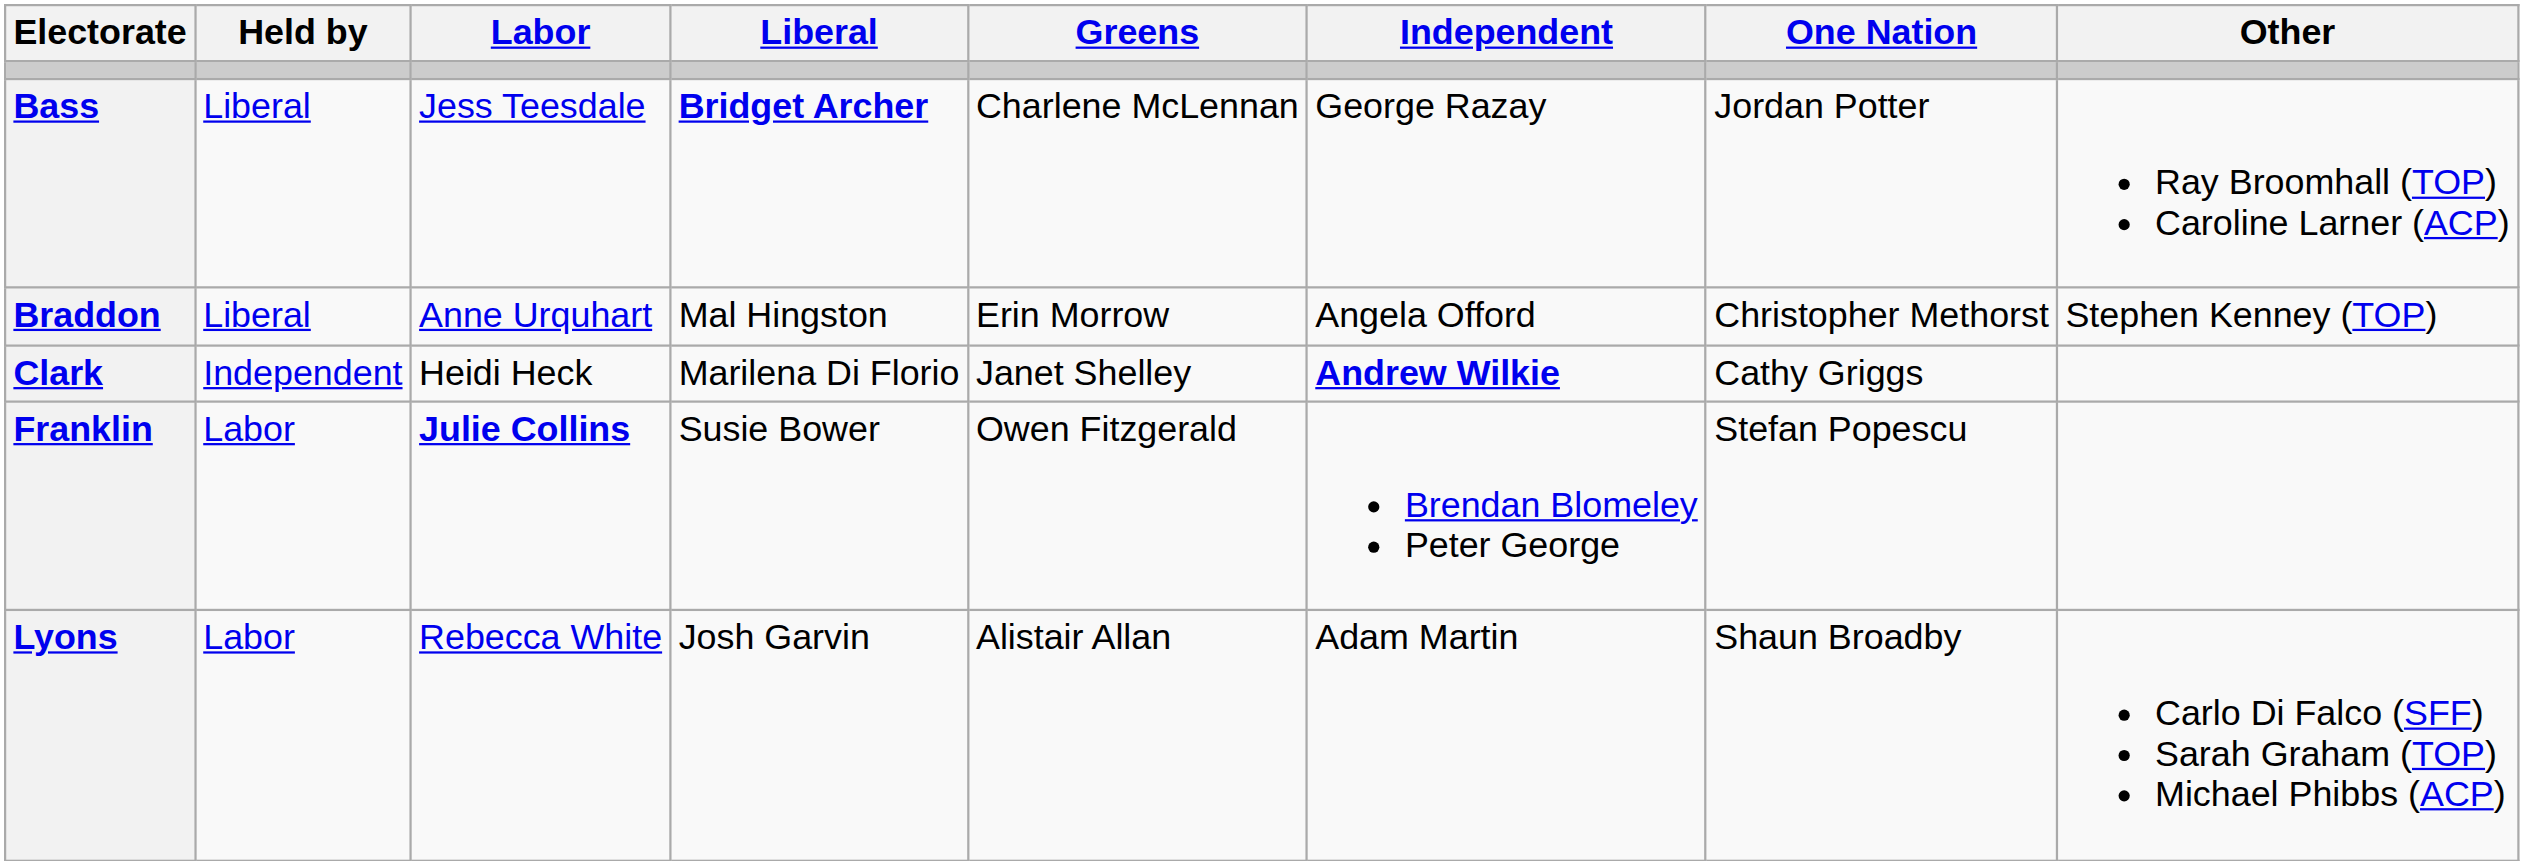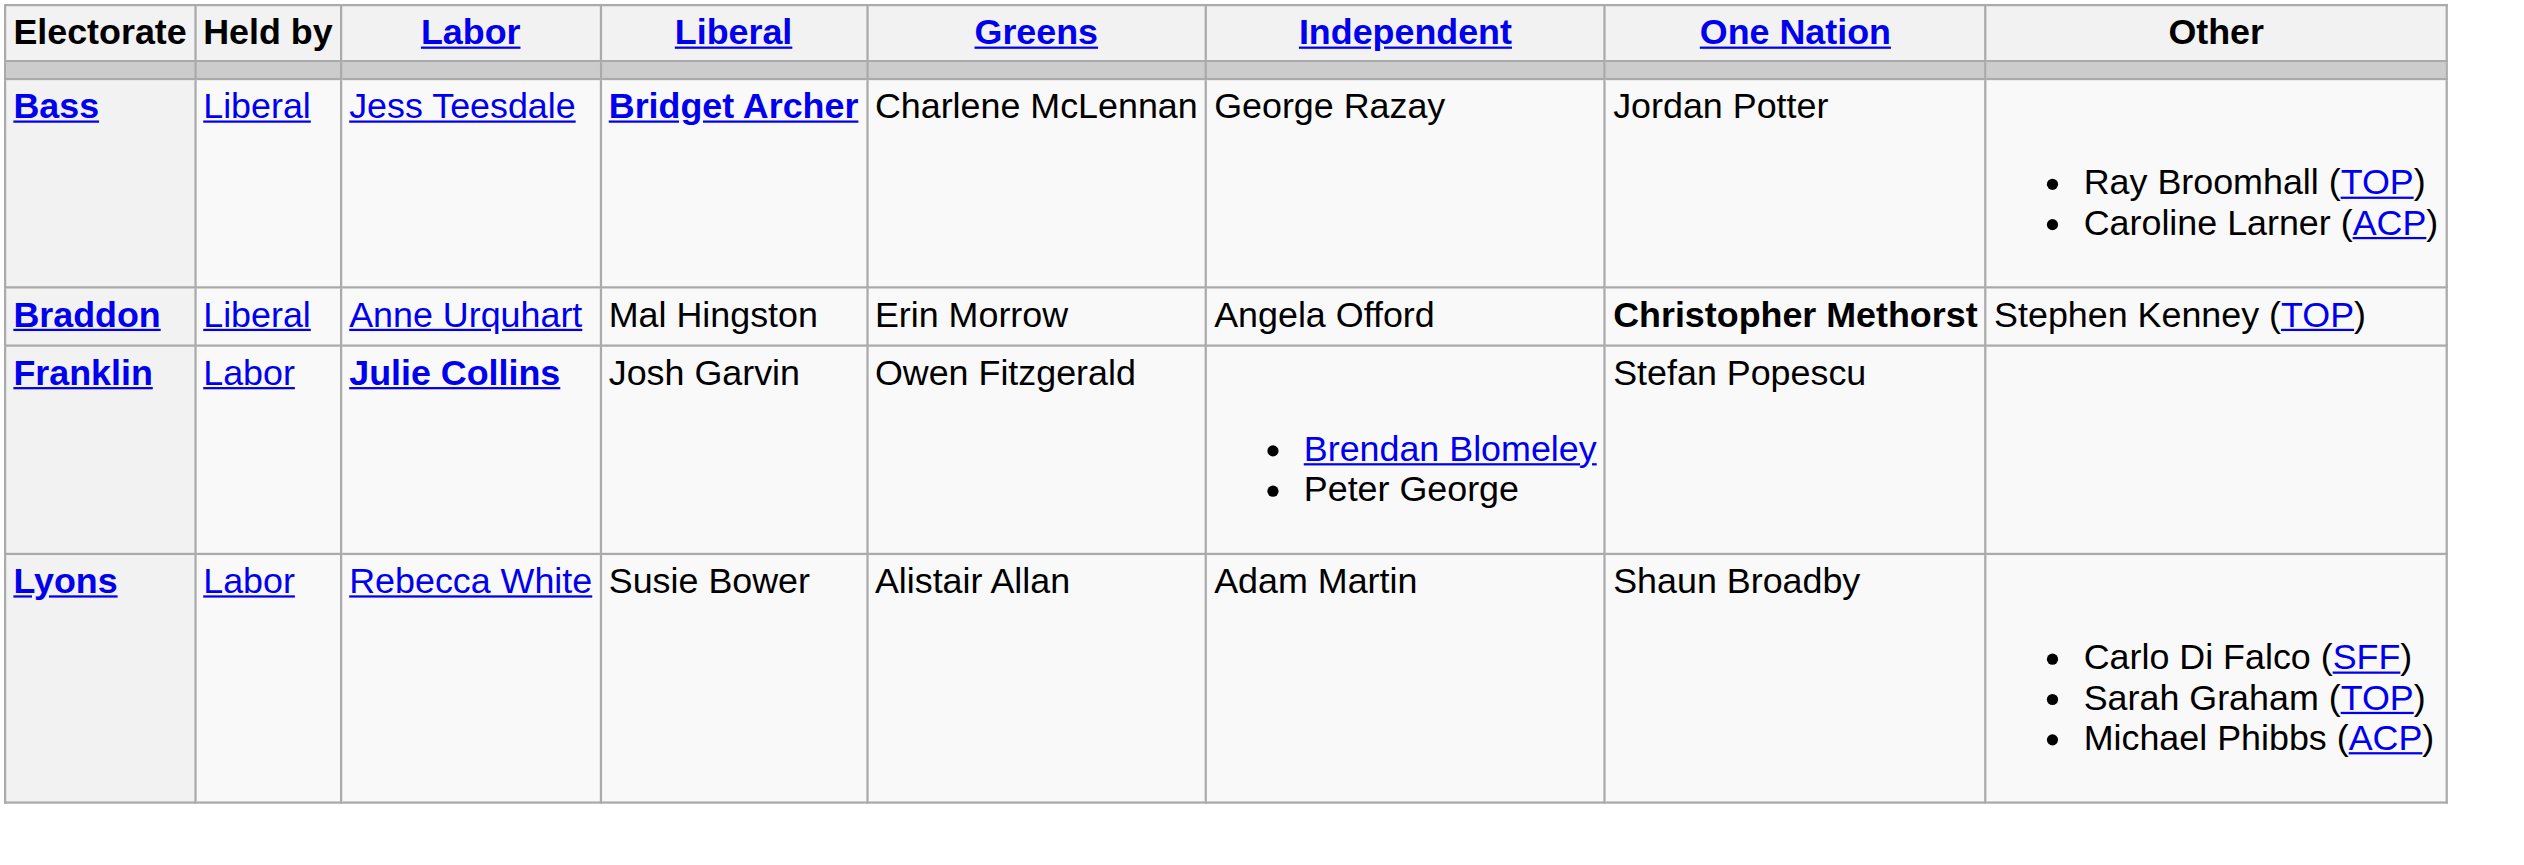(1882, 315) normal -> (1795, 315) bold
- row: (58, 372)
(779, 429) Susie Bower -> (704, 372) Josh Garvin
(774, 638) Josh Garvin -> (709, 581) Susie Bower
